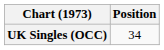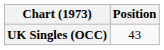(135, 34) 34 -> (135, 34) 43
